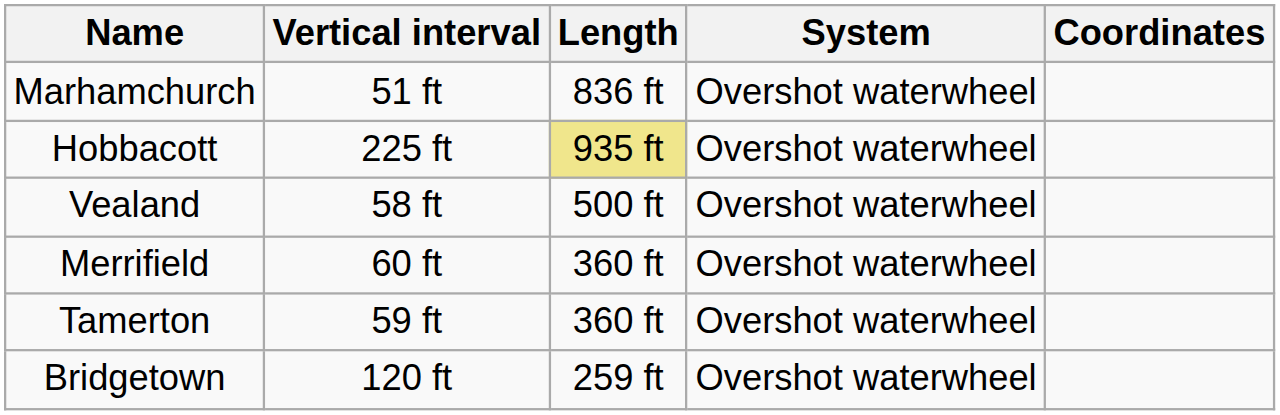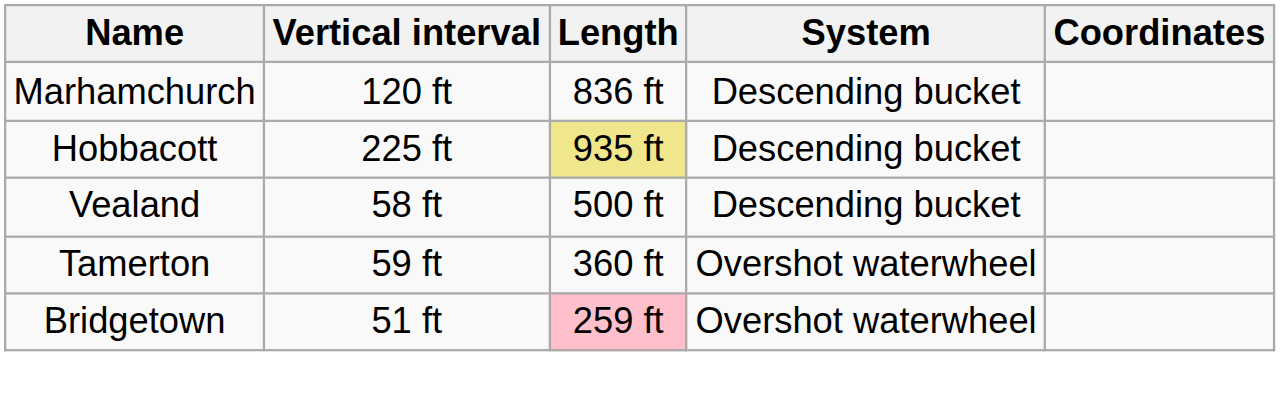(407, 90) 51 ft -> (407, 90) 120 ft
(866, 90) Overshot waterwheel -> (866, 90) Descending bucket
(866, 148) Overshot waterwheel -> (866, 148) Descending bucket
(866, 206) Overshot waterwheel -> (866, 206) Descending bucket
- row: (135, 263)
(407, 378) 120 ft -> (407, 321) 51 ft
(618, 378) no background -> (618, 321) pink background
